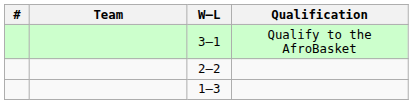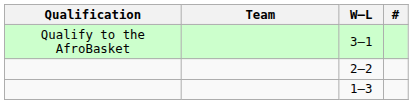columns swapped: (17, 15) <-> (320, 15)
